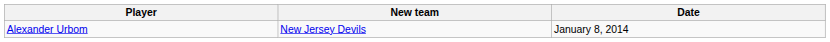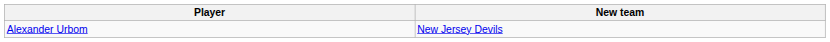- column: (688, 12)
